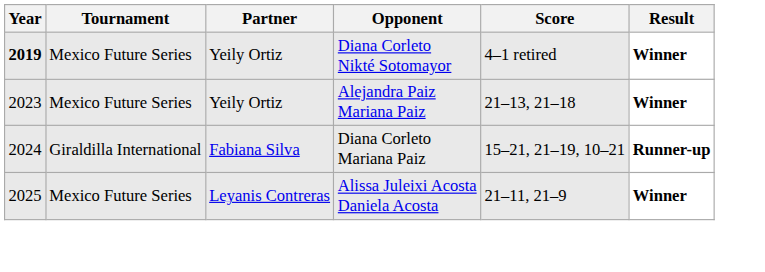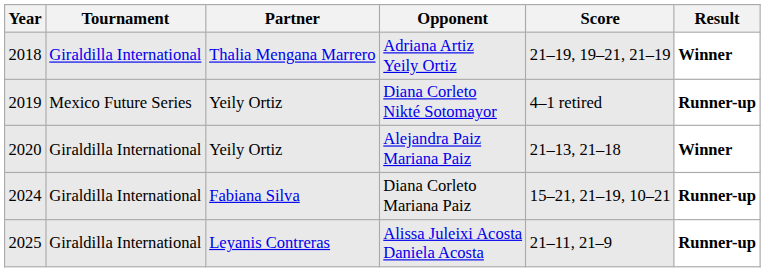+ row: (429, 55)
(25, 55) bold -> (25, 102) normal
(660, 55) Winner -> (717, 102) Runner-up
(25, 102) 2023 -> (25, 149) 2020
(121, 102) Mexico Future Series -> (125, 149) Giraldilla International
(121, 196) Mexico Future Series -> (125, 243) Giraldilla International
(660, 196) Winner -> (717, 243) Runner-up
